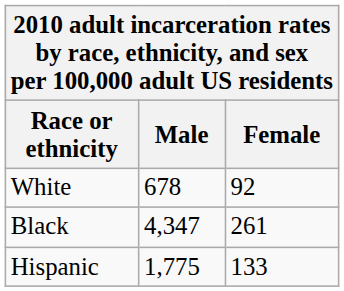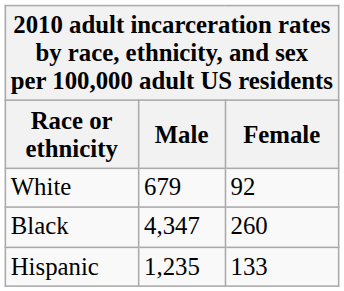(163, 187) 678 -> (163, 187) 679
(249, 226) 261 -> (249, 226) 260
(172, 265) 1,775 -> (172, 265) 1,235
